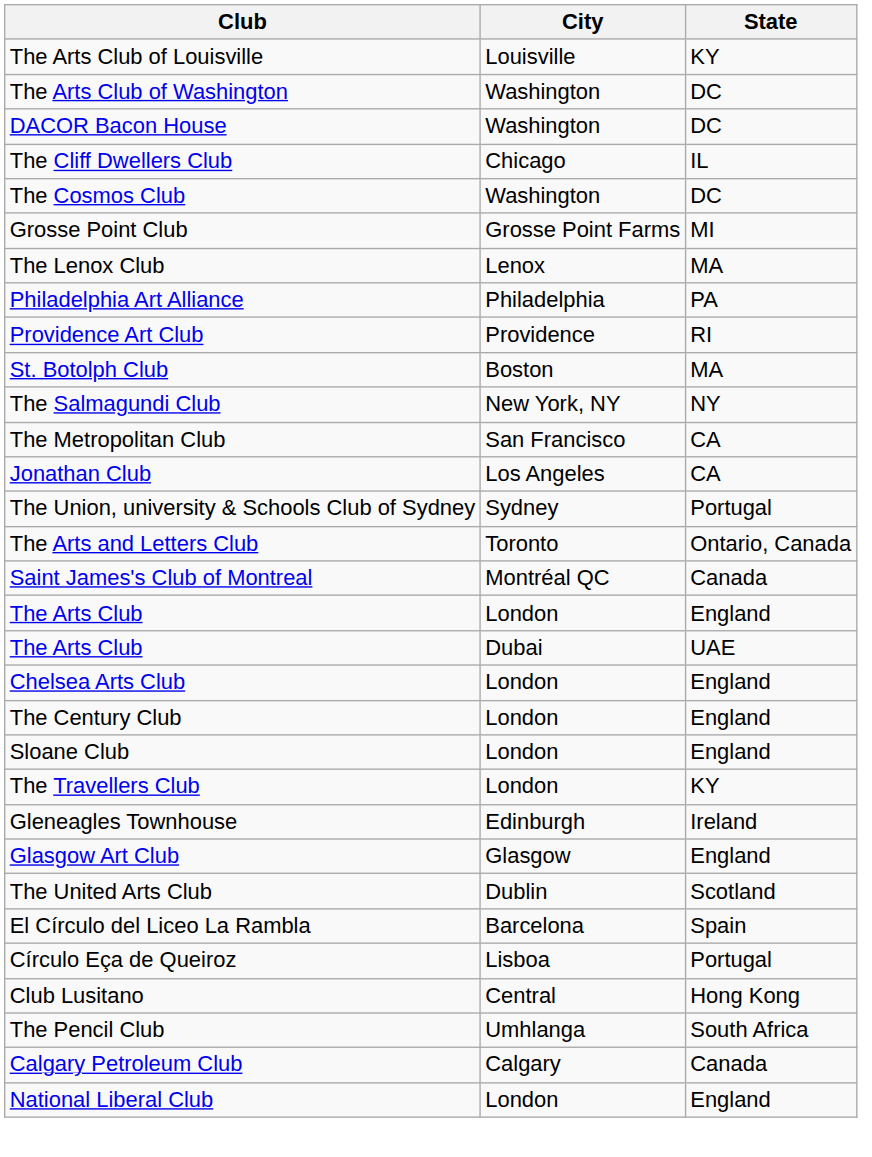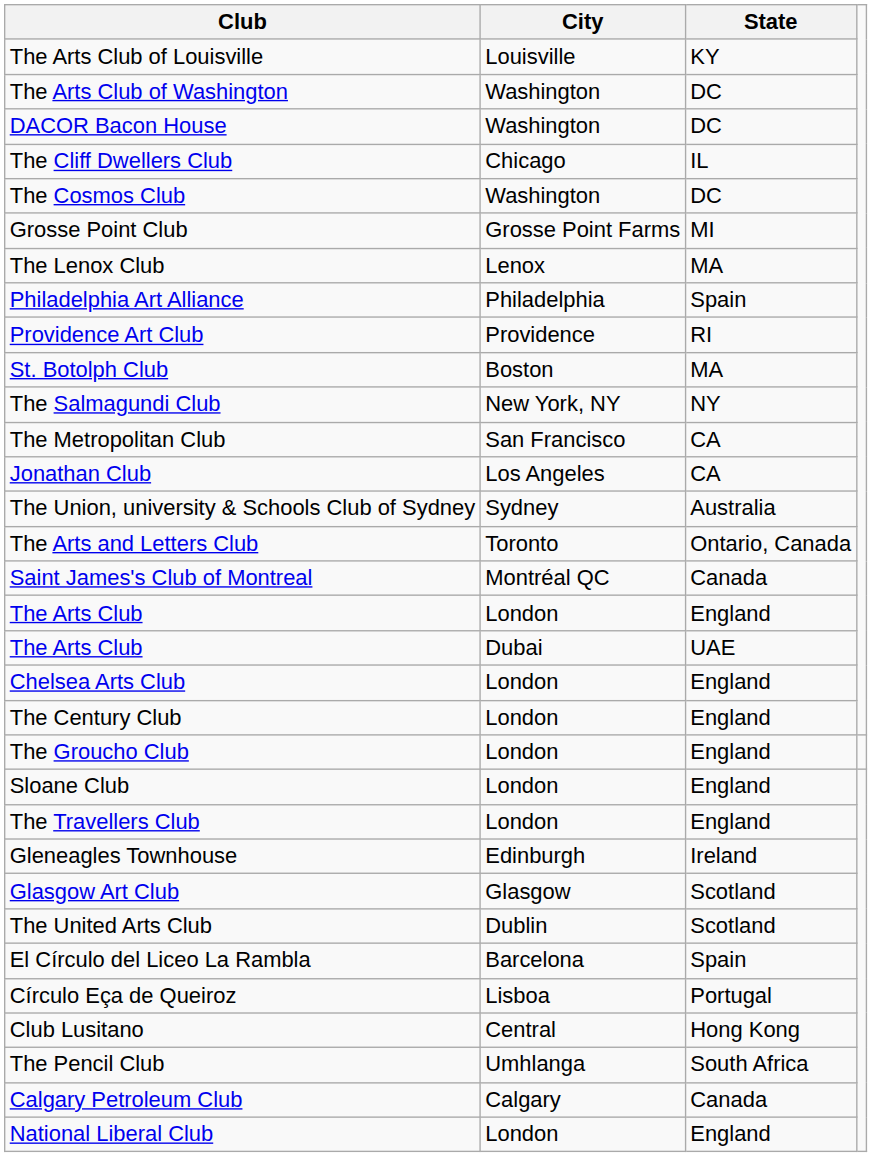(704, 299) PA -> (718, 299) Spain
(731, 508) Portugal -> (733, 508) Australia
+ row: (99, 751)
(705, 786) KY -> (731, 821) England
(731, 856) England -> (733, 890) Scotland
